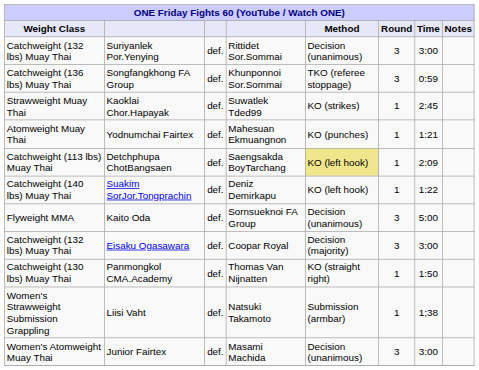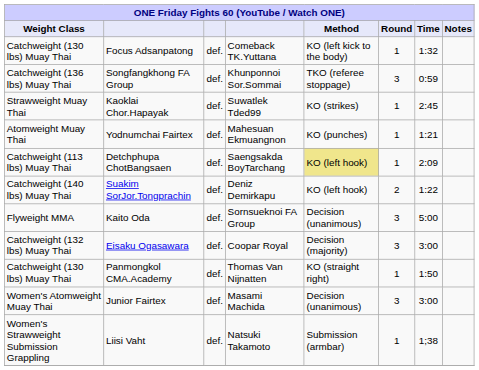- row: (133, 51)
+ row: (150, 51)
(397, 190) 1 -> (397, 190) 2
rows swapped: (136, 352) <-> (126, 312)
